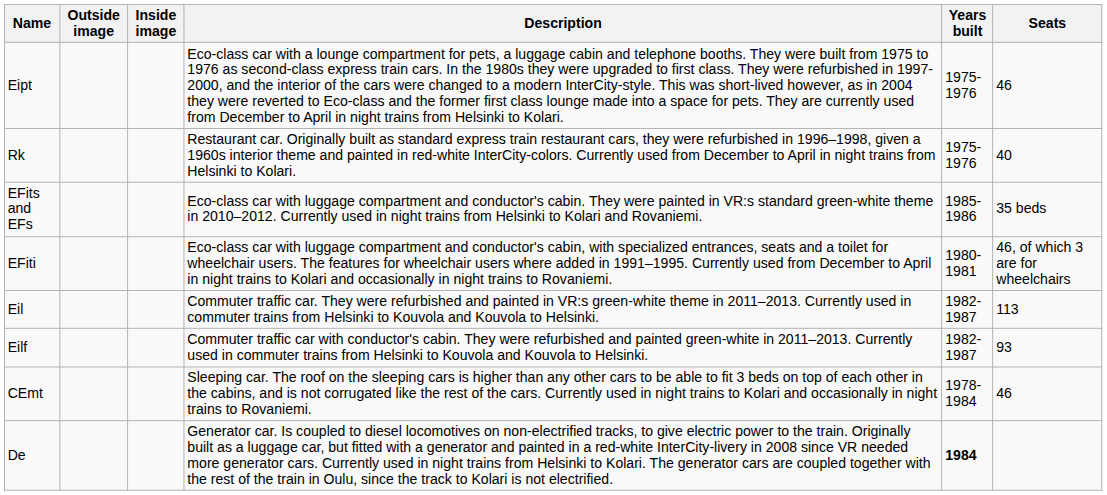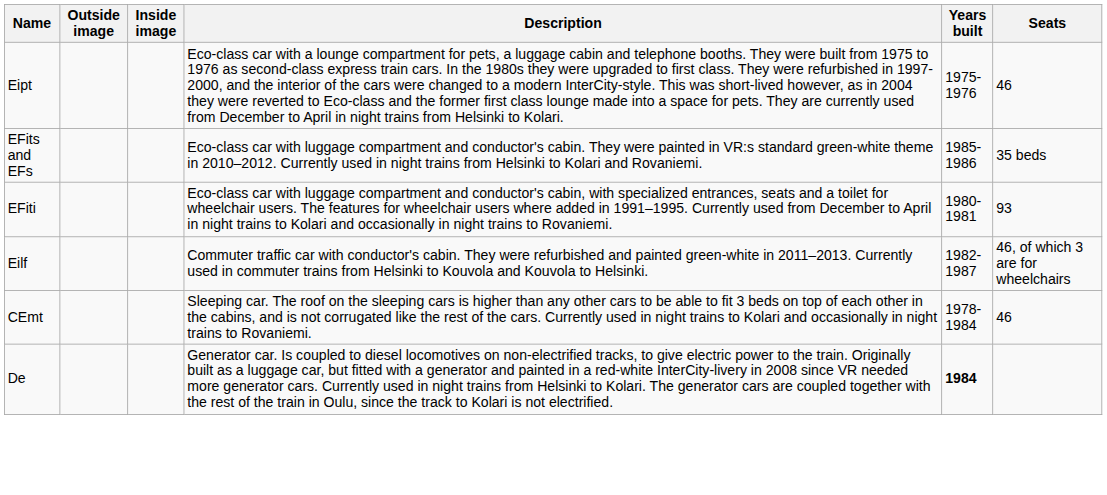- row: (16, 155)
(1040, 263) 46, of which 3 are for wheelchairs -> (1004, 209) 93
- row: (16, 309)
(1004, 347) 93 -> (1040, 263) 46, of which 3 are for wheelchairs
